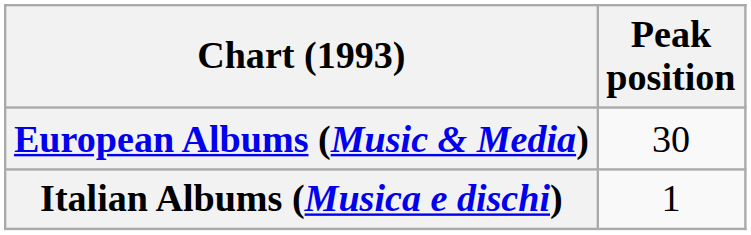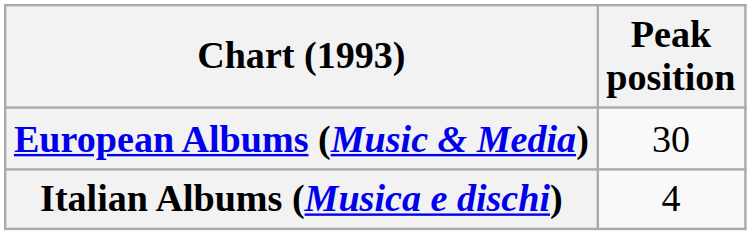(671, 198) 1 -> (671, 198) 4
